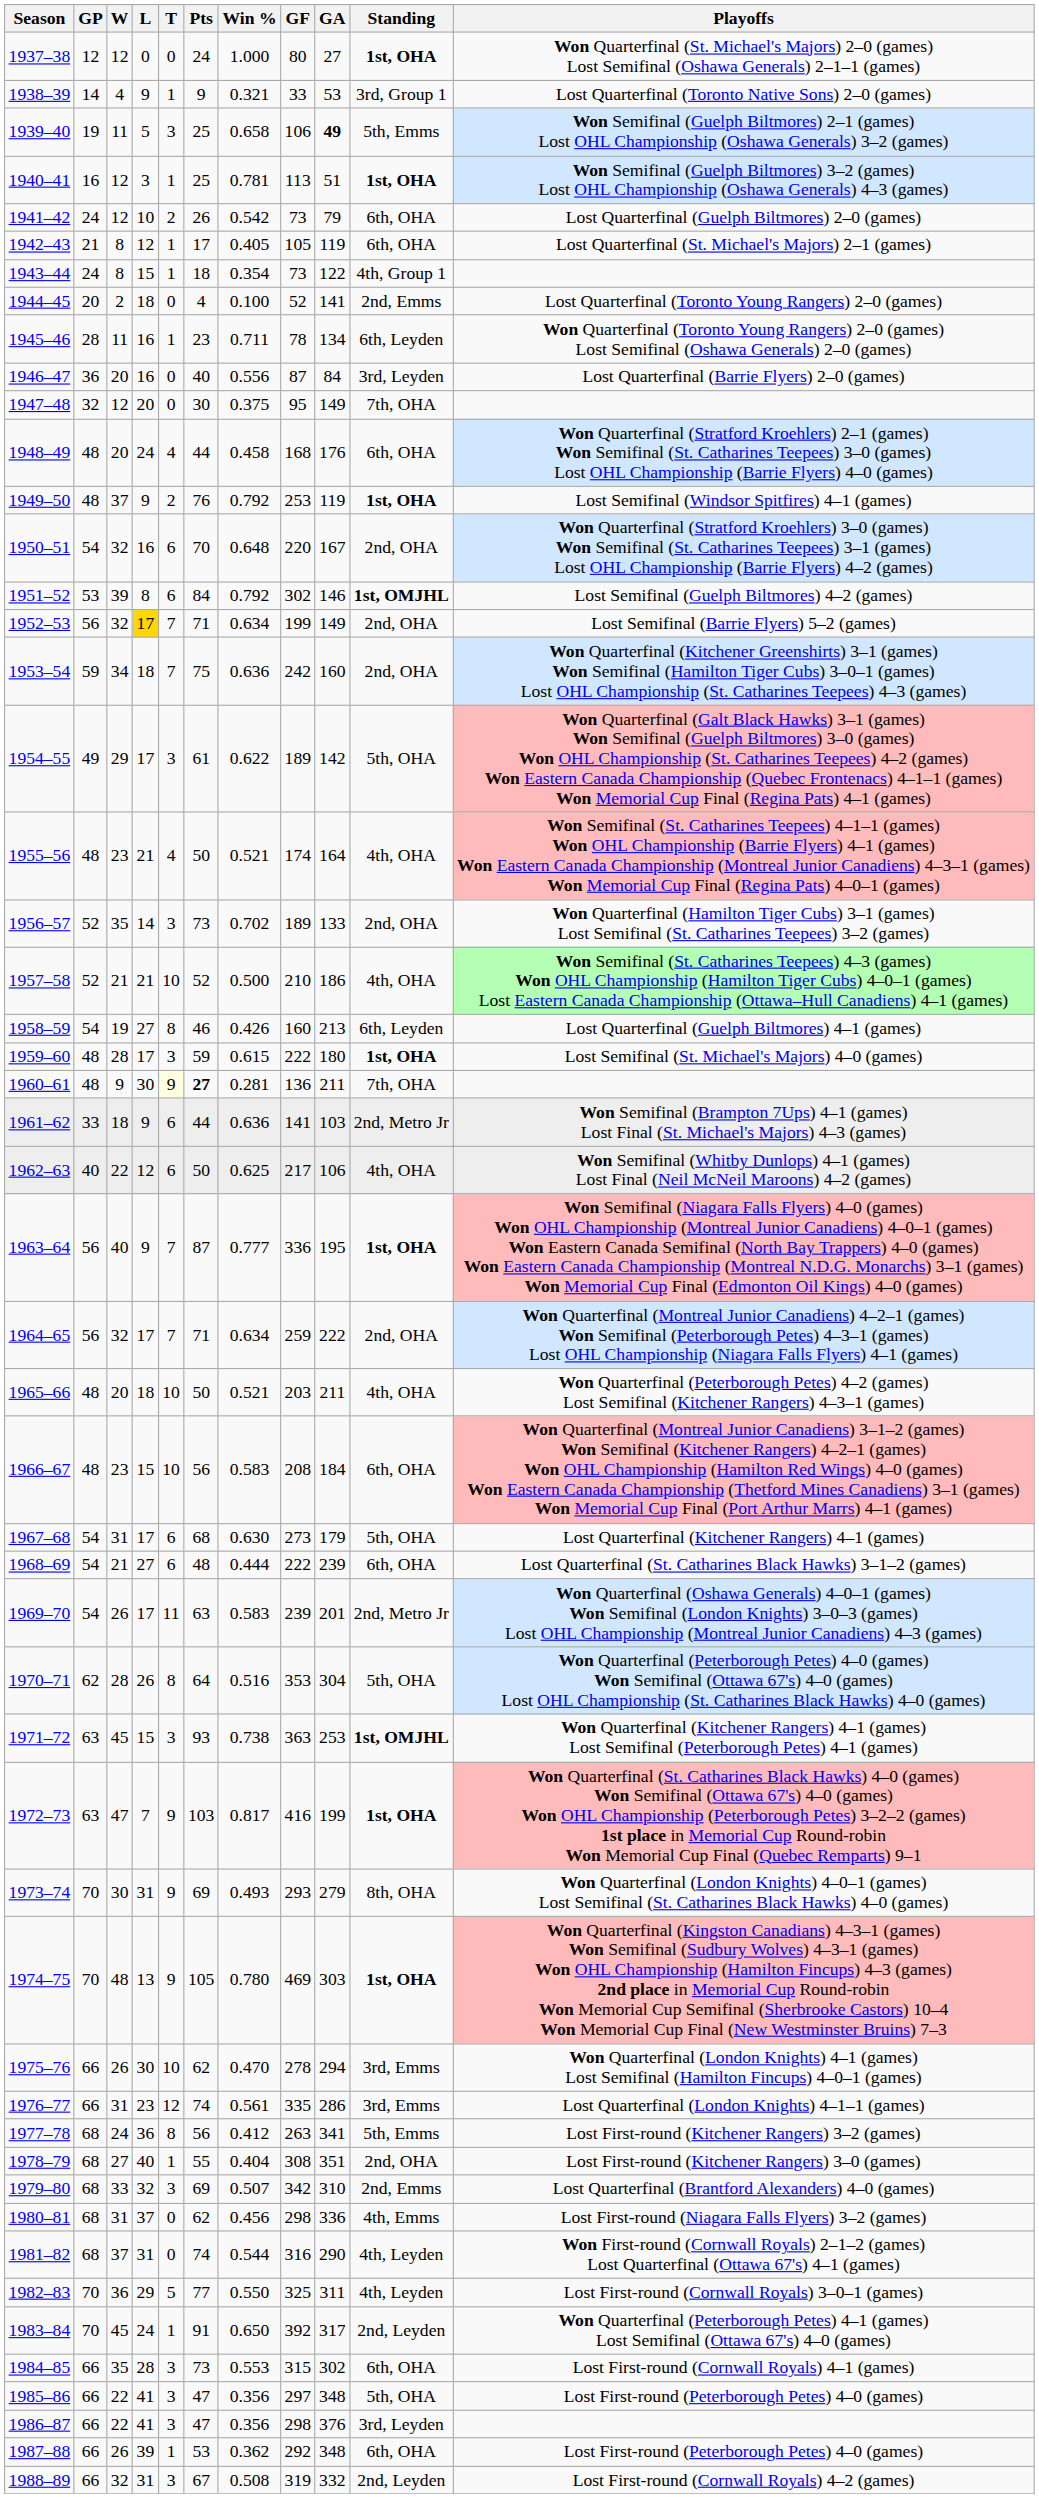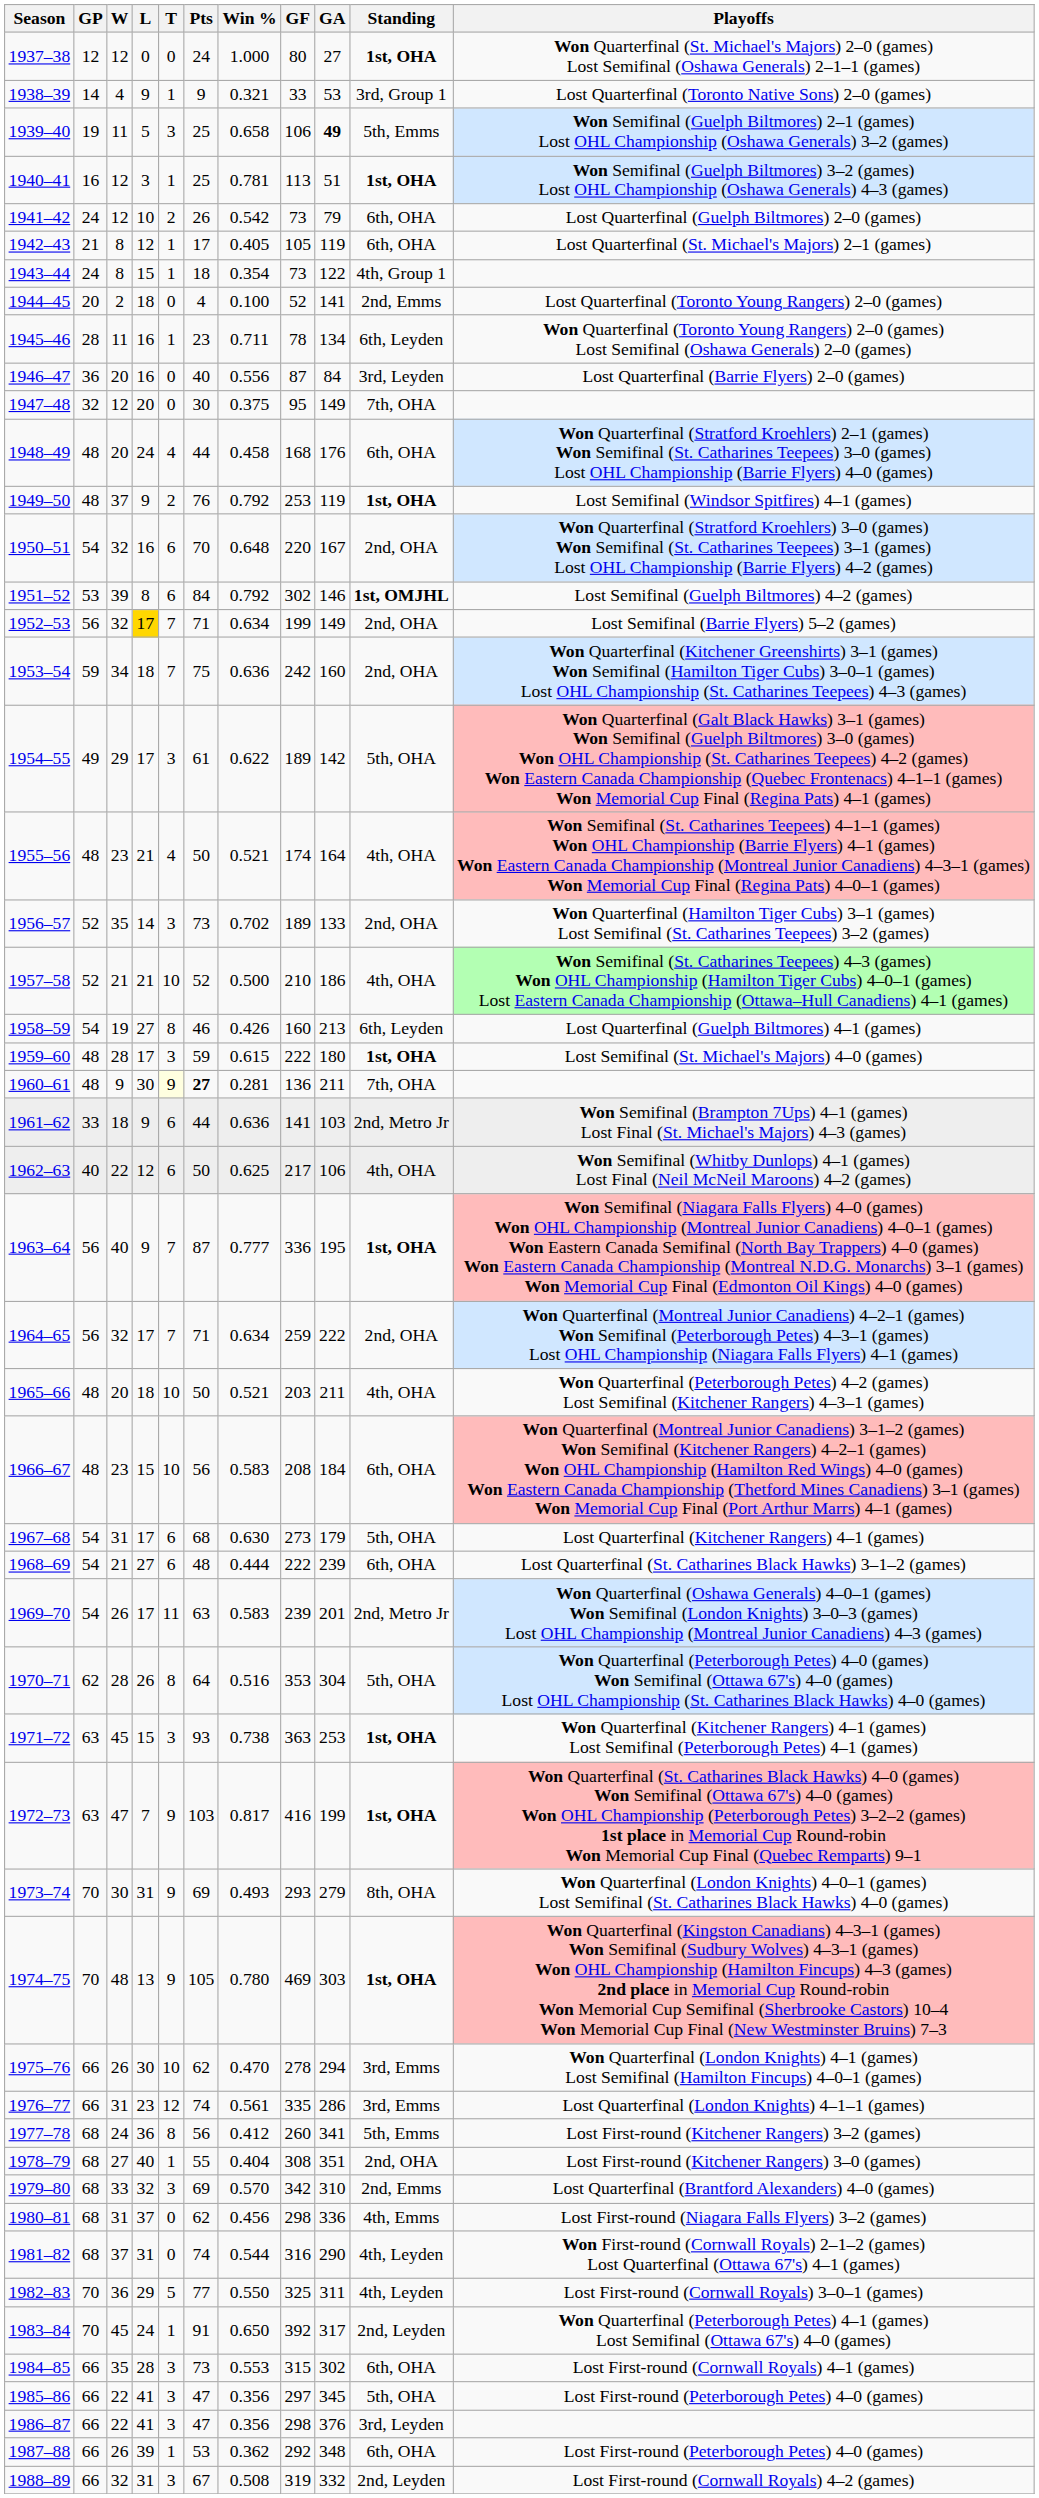(401, 1737) 1st, OMJHL -> (401, 1737) 1st, OHA
(298, 2133) 263 -> (298, 2133) 260
(250, 2188) 0.507 -> (250, 2188) 0.570
(332, 2395) 348 -> (332, 2395) 345
